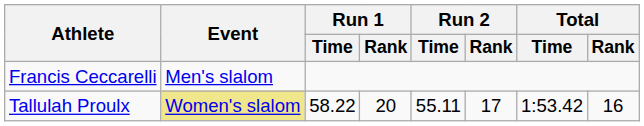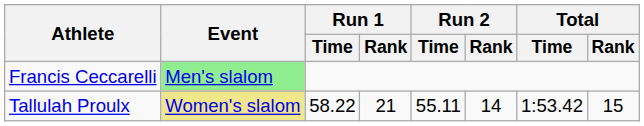(219, 77) no background -> (219, 77) lightgreen background
(386, 106) 20 -> (386, 106) 21
(491, 106) 17 -> (491, 106) 14
(613, 106) 16 -> (613, 106) 15
